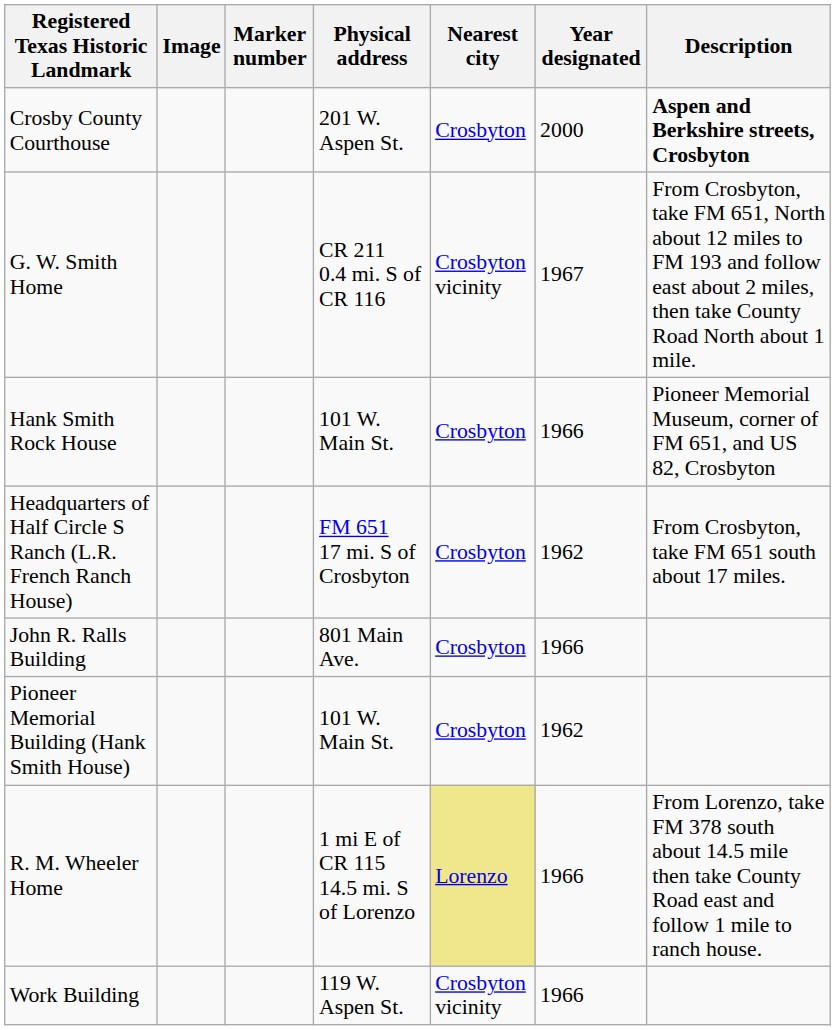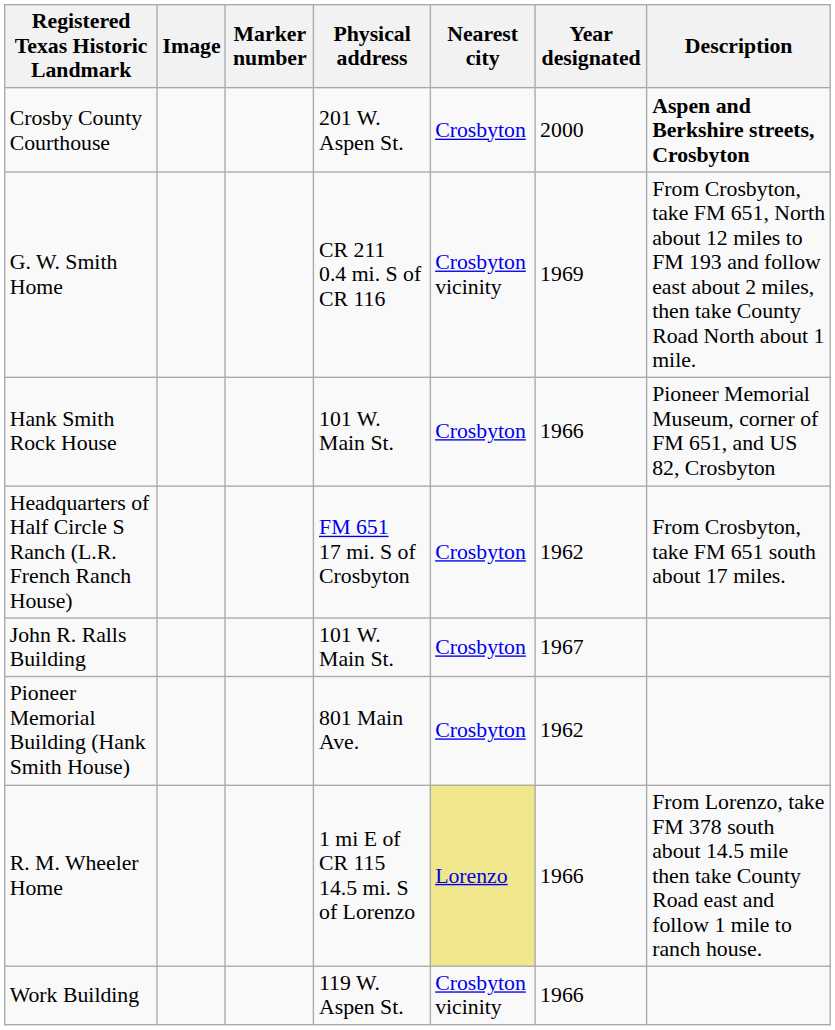(562, 274) 1967 -> (562, 274) 1969
(361, 647) 801 Main Ave. -> (357, 647) 101 W. Main St.
(562, 647) 1966 -> (562, 647) 1967
(357, 730) 101 W. Main St. -> (361, 730) 801 Main Ave.
